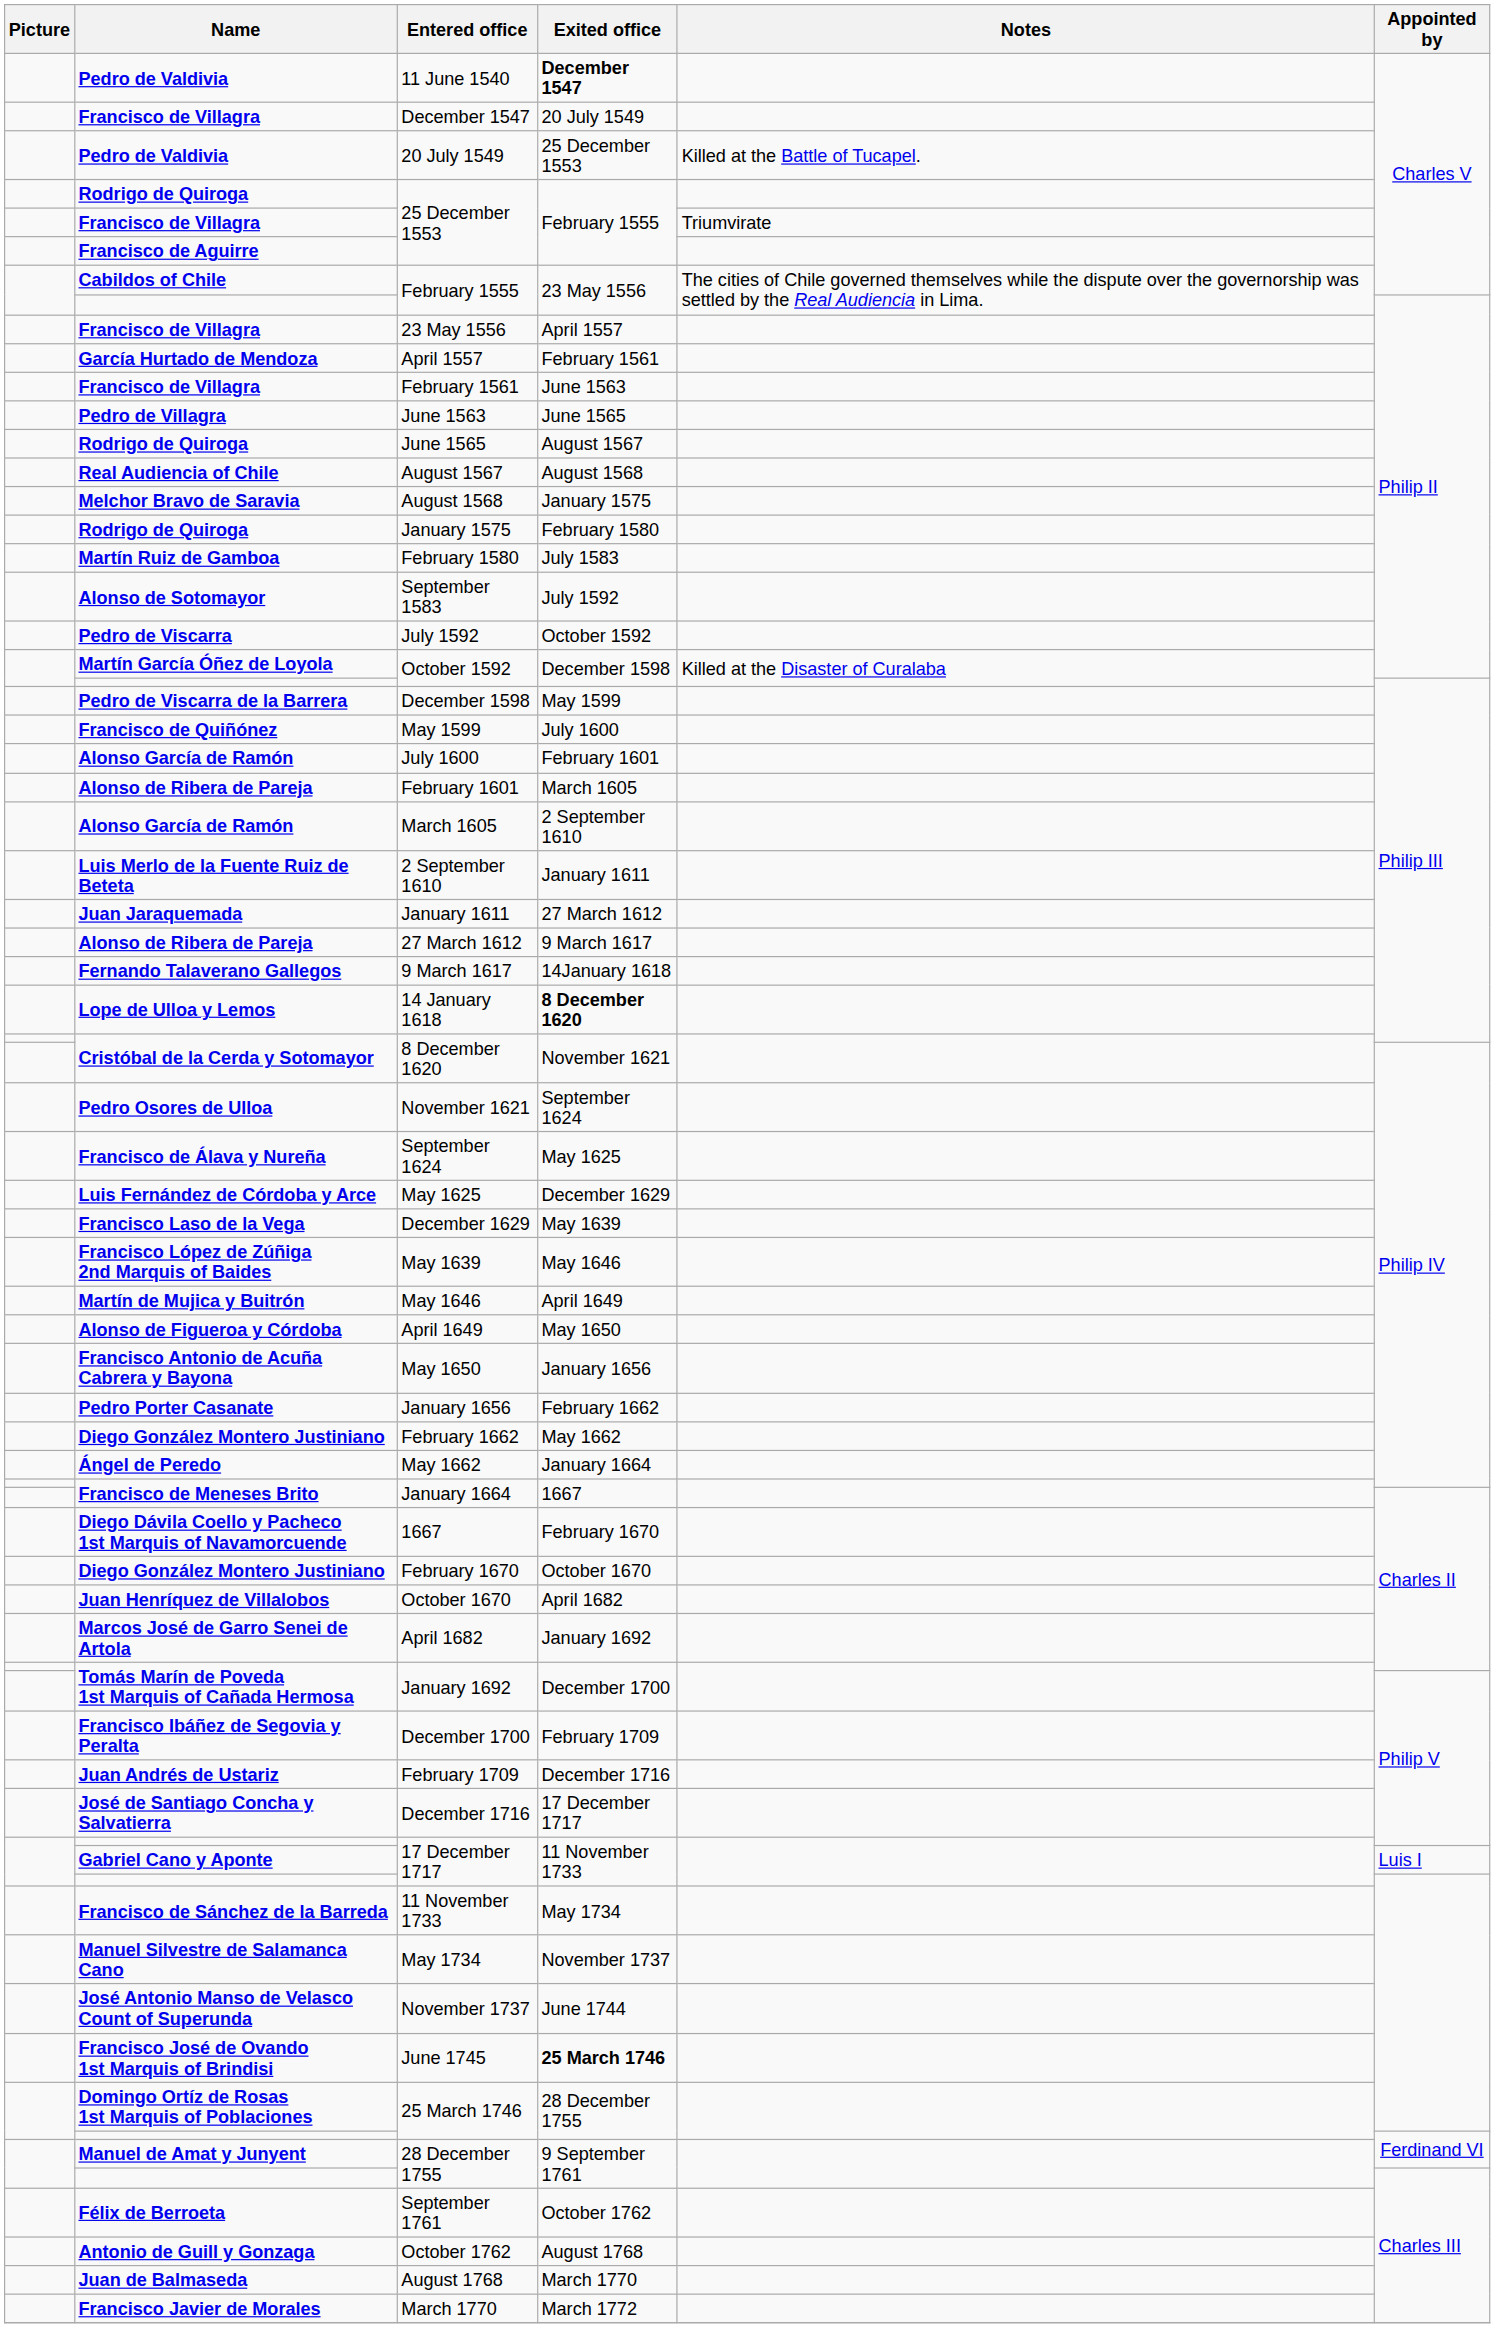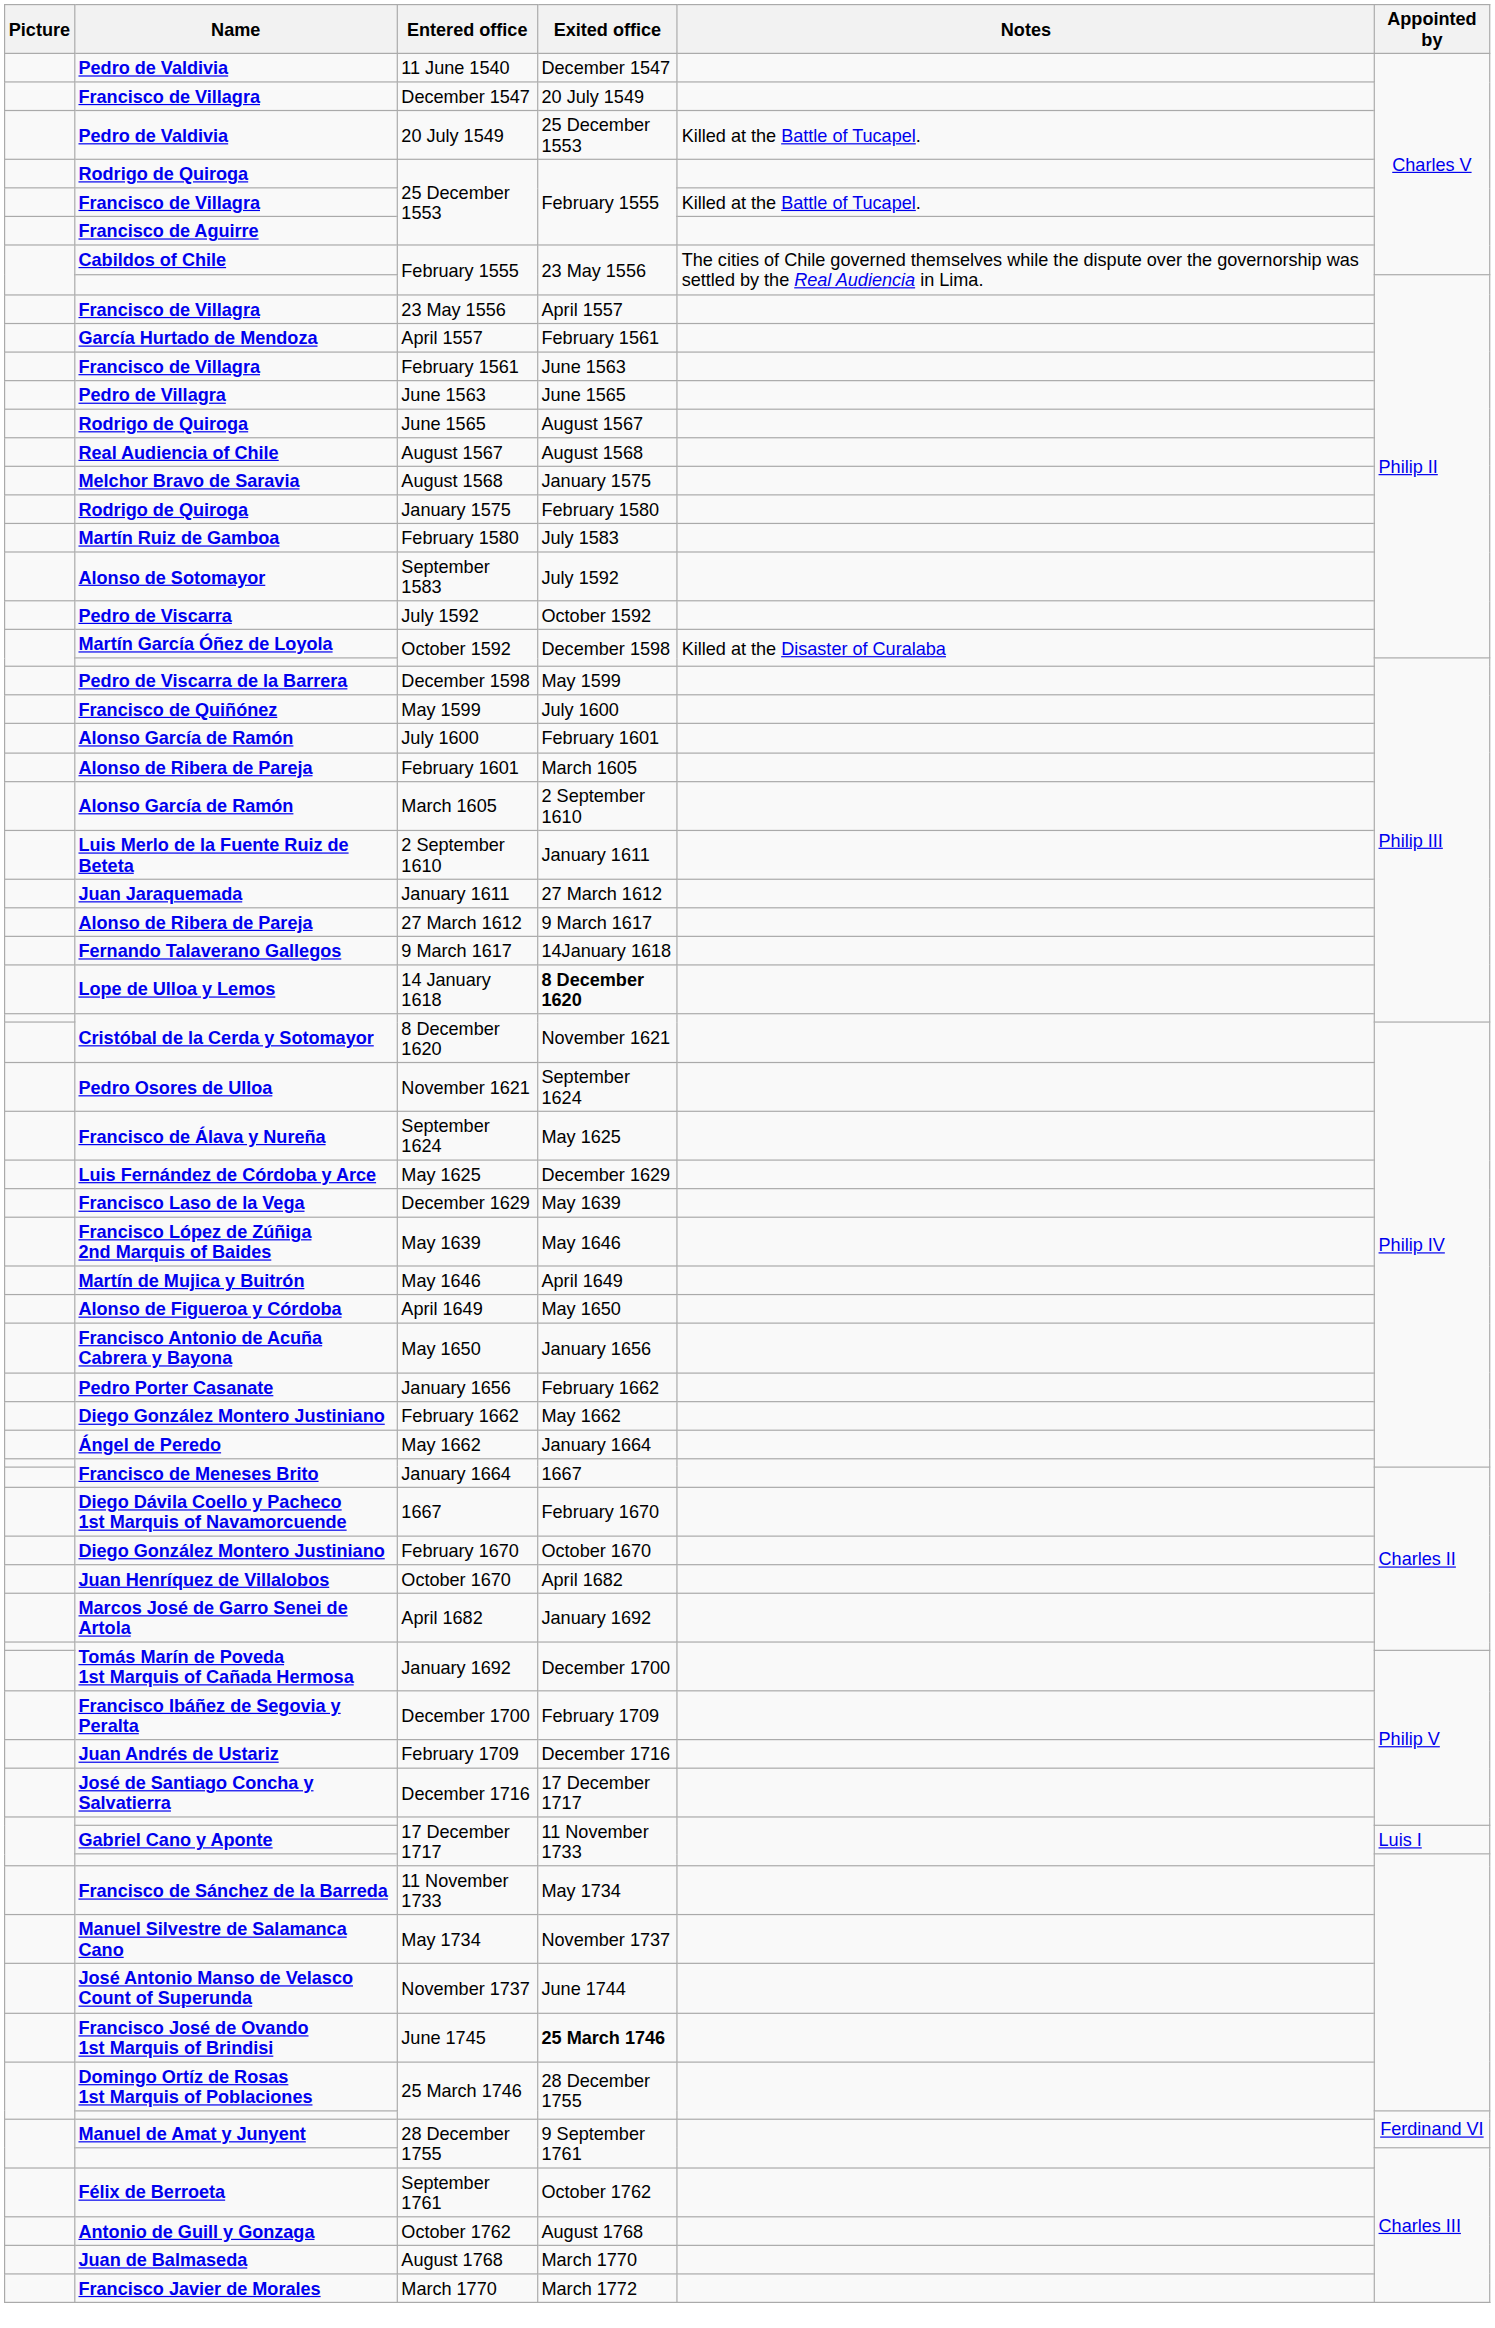(585, 78) bold -> (606, 68) normal
(727, 223) Triumvirate -> (801, 203) Killed at the Battle of Tucapel.
